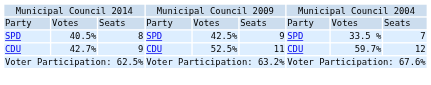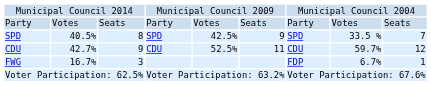+ row: (13, 62)
